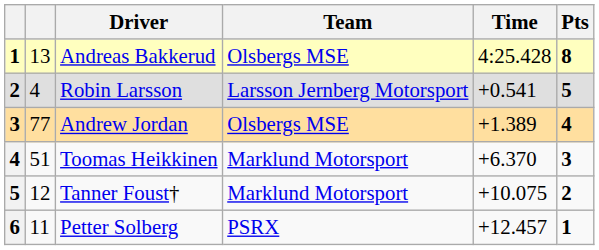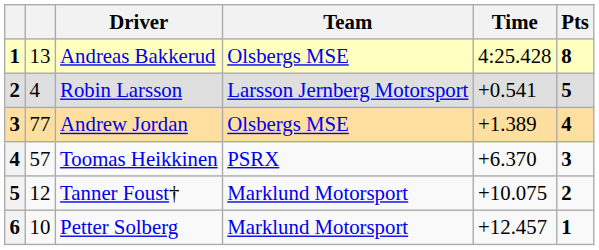(40, 159) 51 -> (40, 159) 57
(318, 159) Marklund Motorsport -> (253, 159) PSRX
(40, 227) 11 -> (40, 227) 10
(253, 227) PSRX -> (318, 227) Marklund Motorsport
